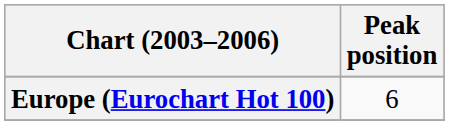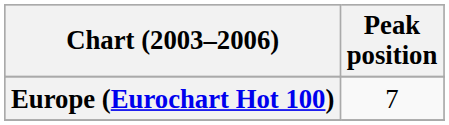(392, 98) 6 -> (392, 98) 7
